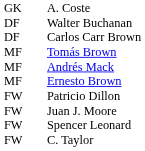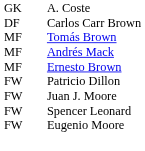- row: (90, 22)
- row: (70, 139)
+ row: (86, 125)
